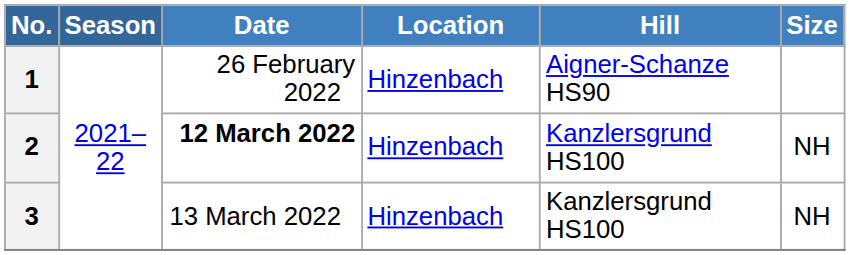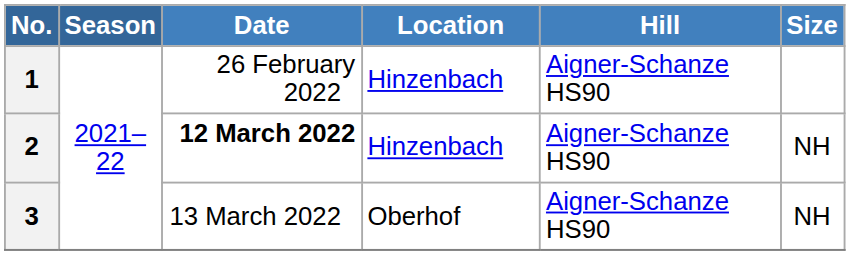(629, 147) Kanzlersgrund HS100 -> (637, 147) Aigner-Schanze HS90
(435, 216) Hinzenbach -> (414, 216) Oberhof
(629, 216) Kanzlersgrund HS100 -> (637, 216) Aigner-Schanze HS90
